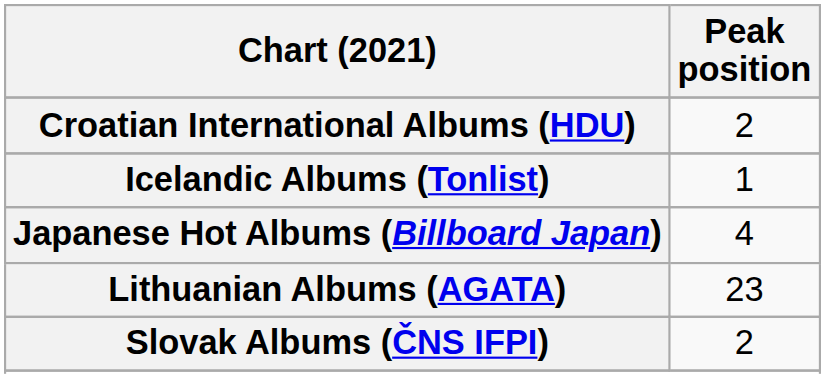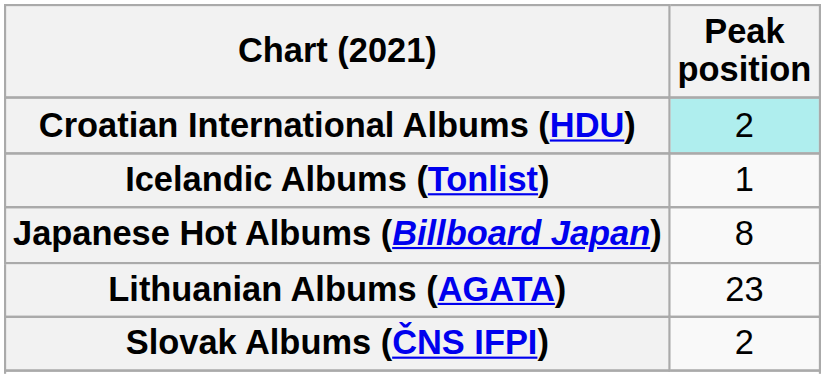(744, 125) no background -> (744, 125) paleturquoise background
(744, 234) 4 -> (744, 234) 8
